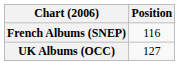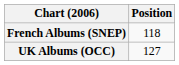(152, 32) 116 -> (152, 32) 118
